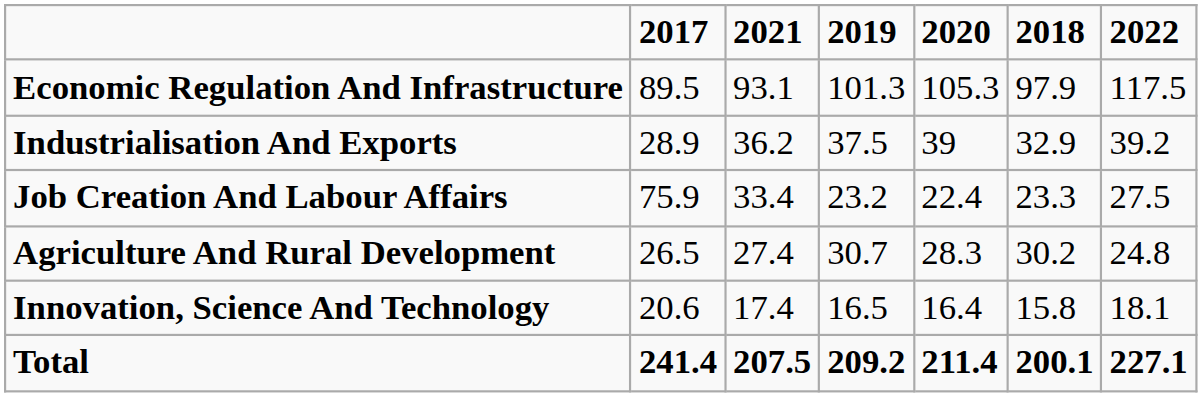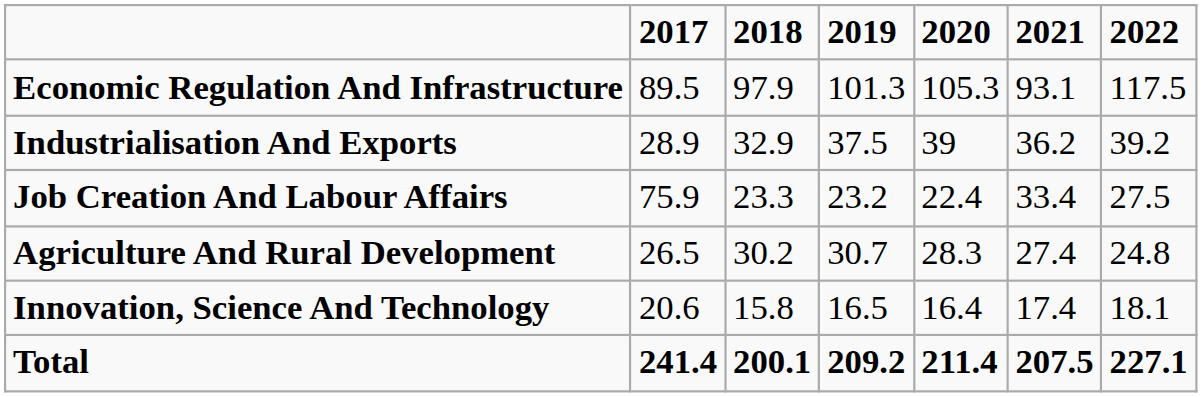columns swapped: (1050, 32) <-> (768, 32)
